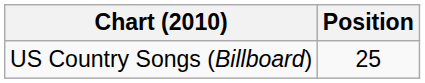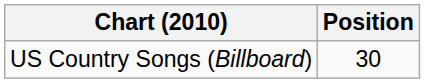(368, 59) 25 -> (368, 59) 30
